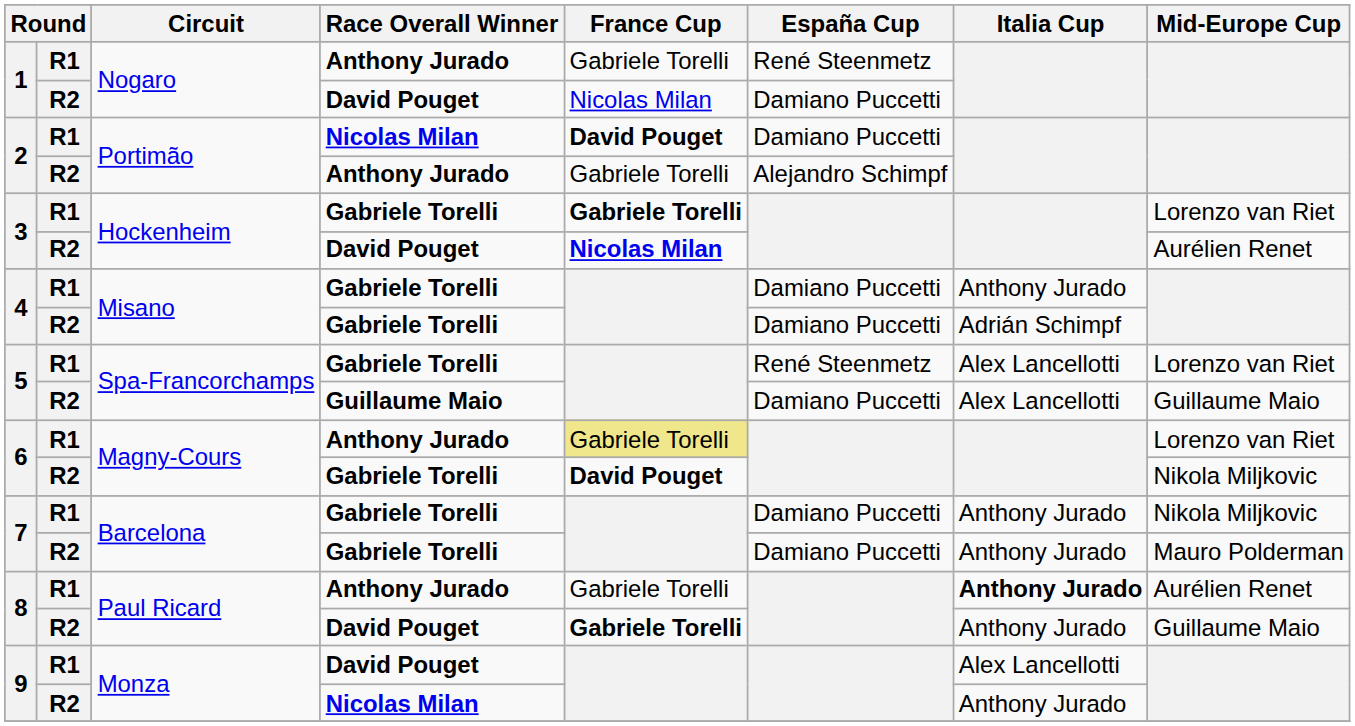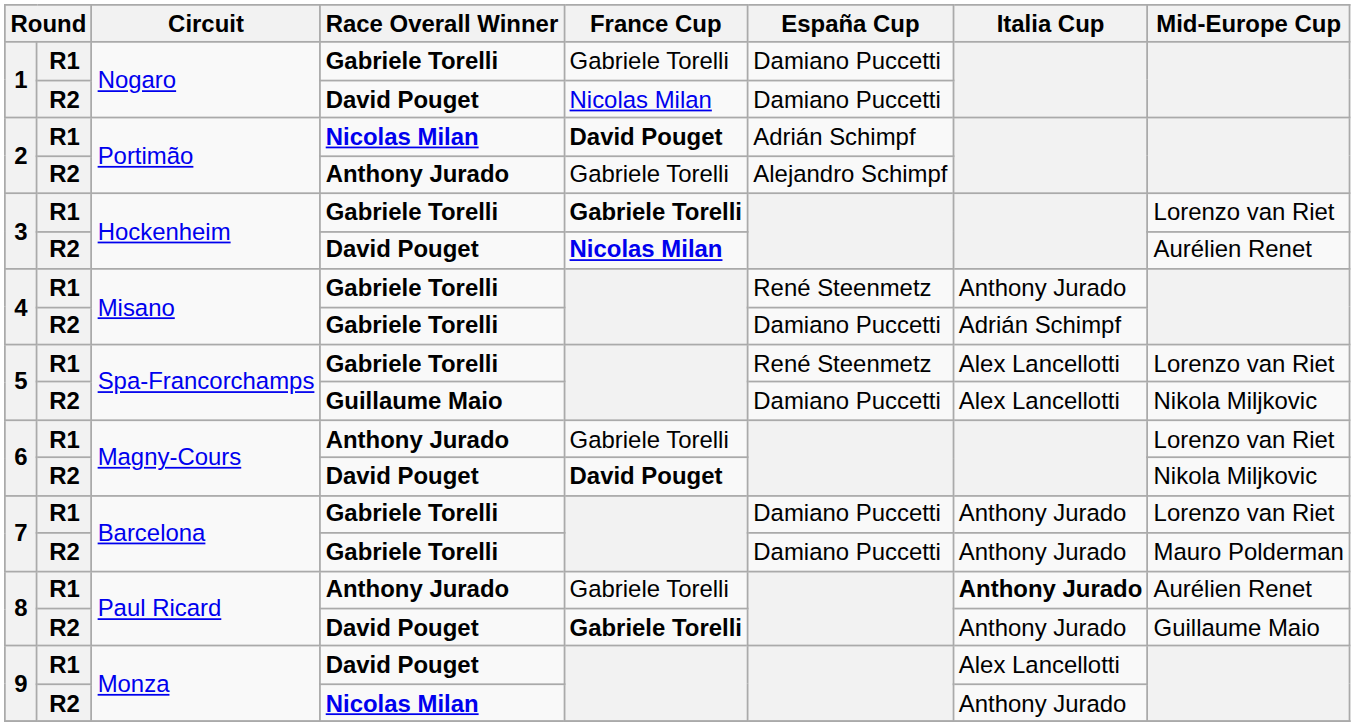(417, 61) Anthony Jurado -> (412, 61) Gabriele Torelli
(842, 61) René Steenmetz -> (847, 61) Damiano Puccetti
(847, 137) Damiano Puccetti -> (834, 137) Adrián Schimpf
(847, 287) Damiano Puccetti -> (842, 287) René Steenmetz
(1237, 401) Guillaume Maio -> (1235, 401) Nikola Miljkovic
(649, 438) khaki background -> (649, 438) no background
(412, 476) Gabriele Torelli -> (402, 476) David Pouget
(1235, 514) Nikola Miljkovic -> (1244, 514) Lorenzo van Riet
